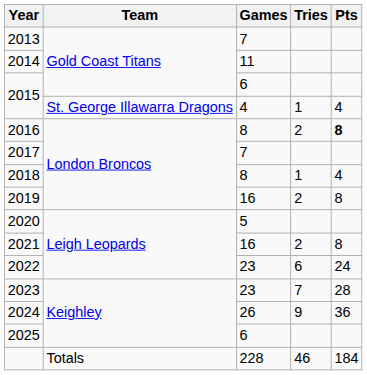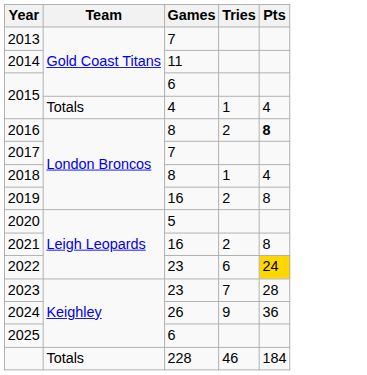(140, 107) St. George Illawarra Dragons -> (65, 107) Totals
(343, 267) no background -> (270, 267) gold background
